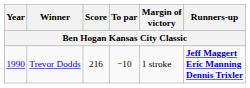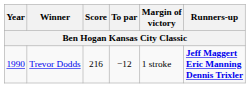(124, 64) −10 -> (124, 64) −12
